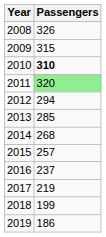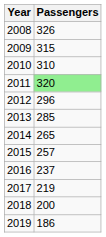(46, 65) bold -> (46, 65) normal
(46, 100) 294 -> (46, 100) 296
(46, 135) 268 -> (46, 135) 265
(46, 205) 199 -> (46, 205) 200
